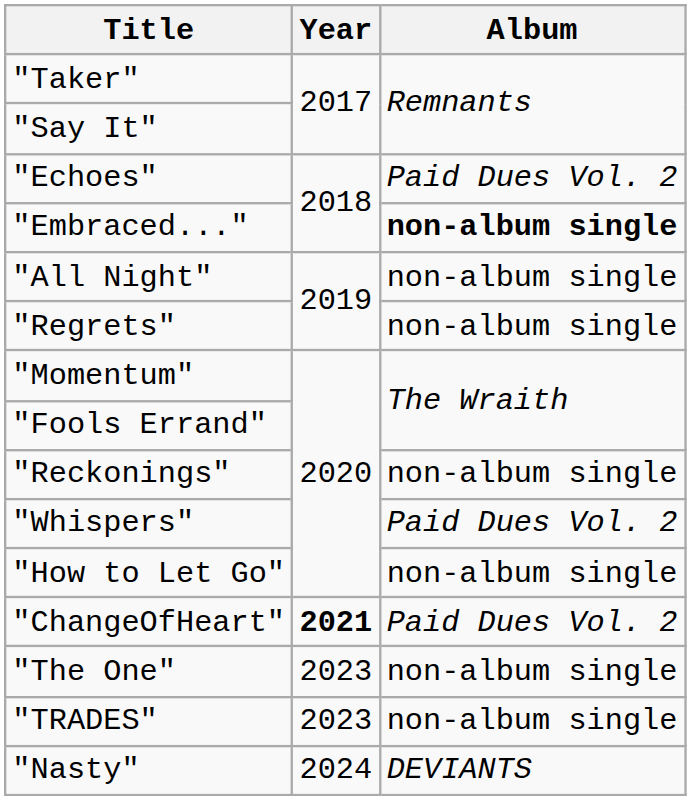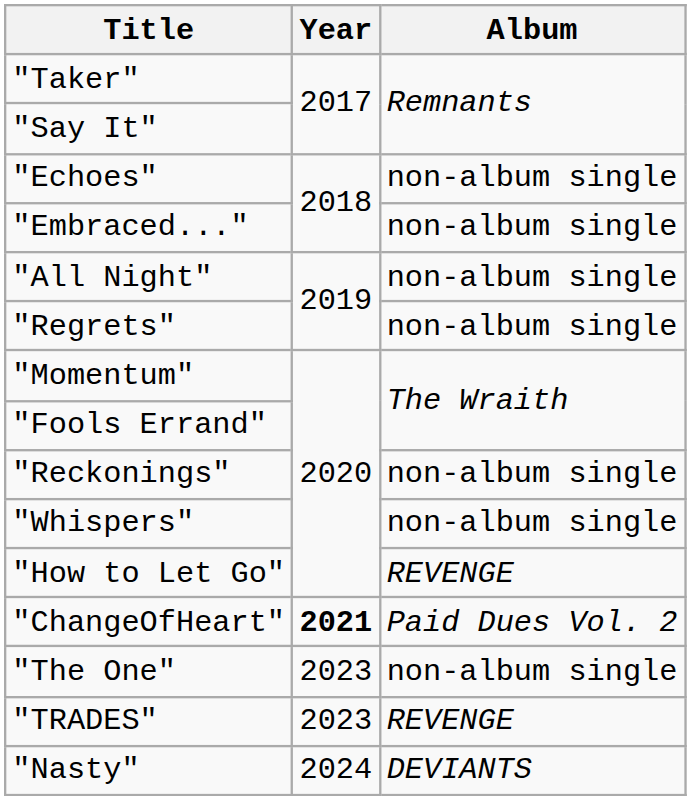(532, 178) Paid Dues Vol. 2 -> (532, 178) non-album single
(532, 227) bold -> (532, 227) normal
(532, 524) Paid Dues Vol. 2 -> (532, 524) non-album single
(532, 573) non-album single -> (450, 573) REVENGE
(532, 721) non-album single -> (450, 721) REVENGE
